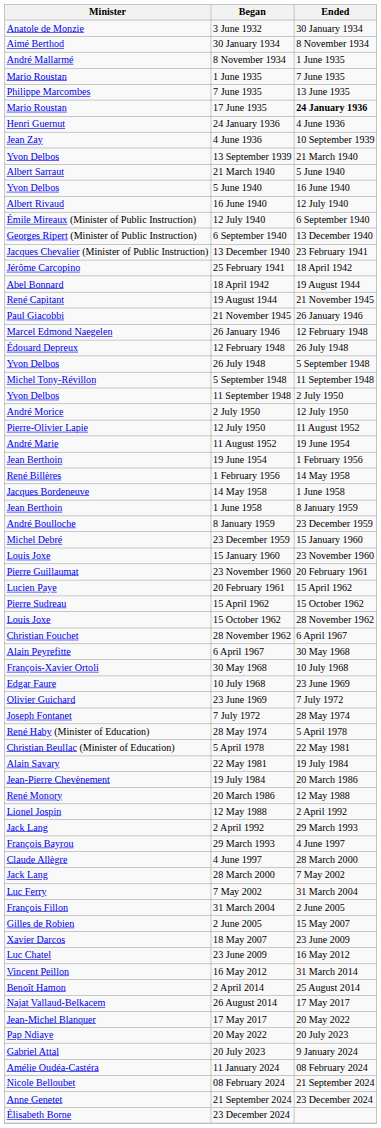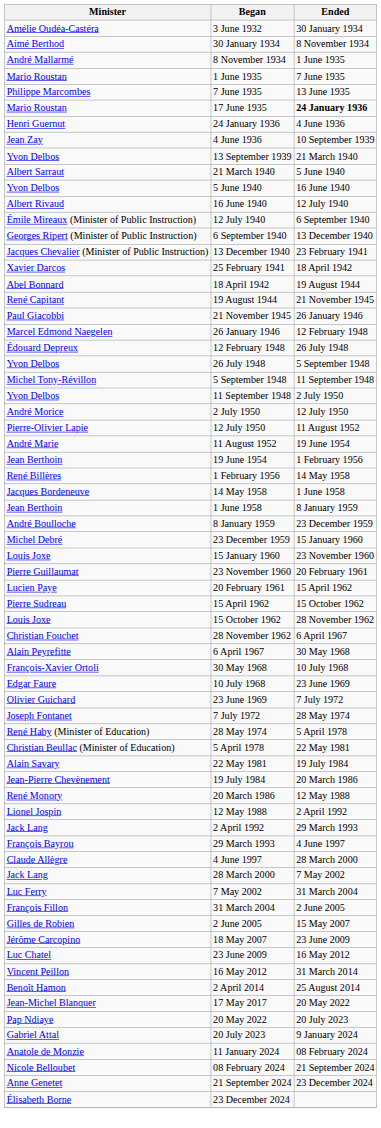(45, 28) Anatole de Monzie -> (53, 28) Amélie Oudéa-Castéra
(43, 268) Jérôme Carcopino -> (36, 268) Xavier Darcos
(36, 939) Xavier Darcos -> (43, 939) Jérôme Carcopino
- row: (245, 1003)
(53, 1067) Amélie Oudéa-Castéra -> (45, 1051) Anatole de Monzie
